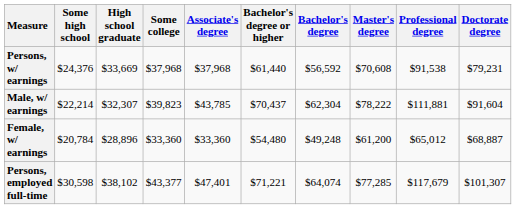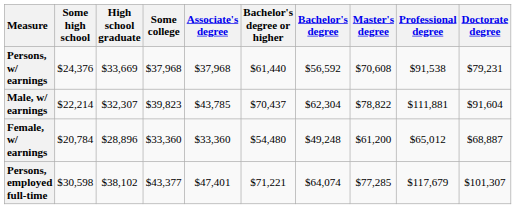(373, 104) $78,222 -> (373, 104) $78,822
